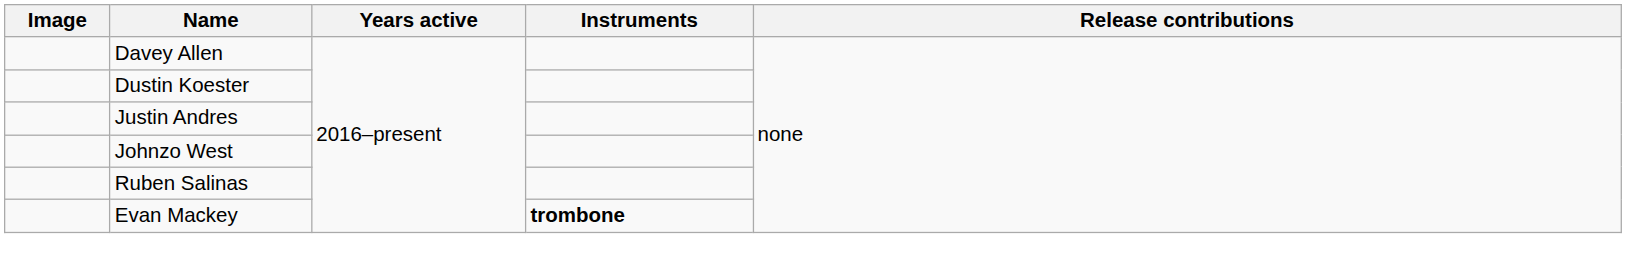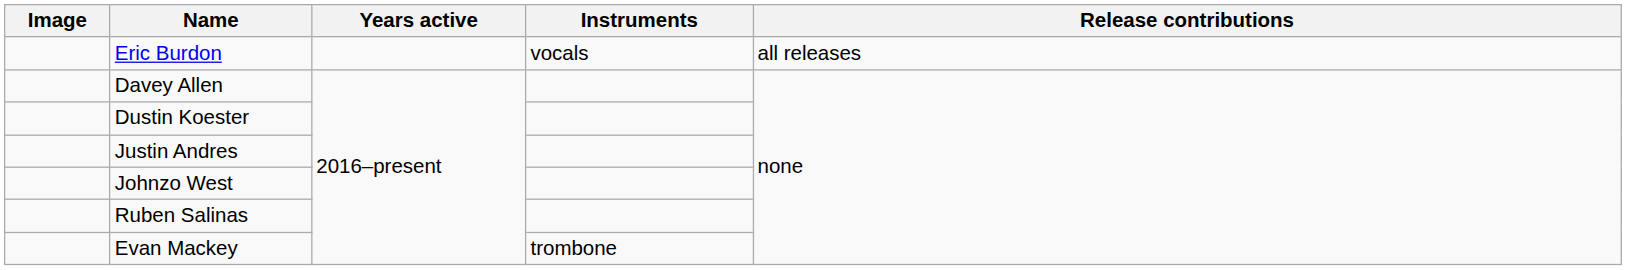+ row: (168, 53)
(578, 215) bold -> (574, 248) normal
